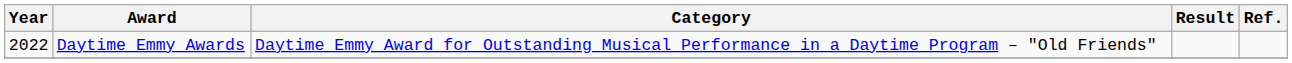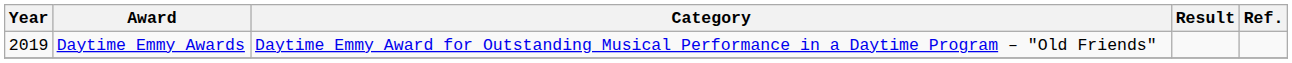(29, 45) 2022 -> (29, 45) 2019
